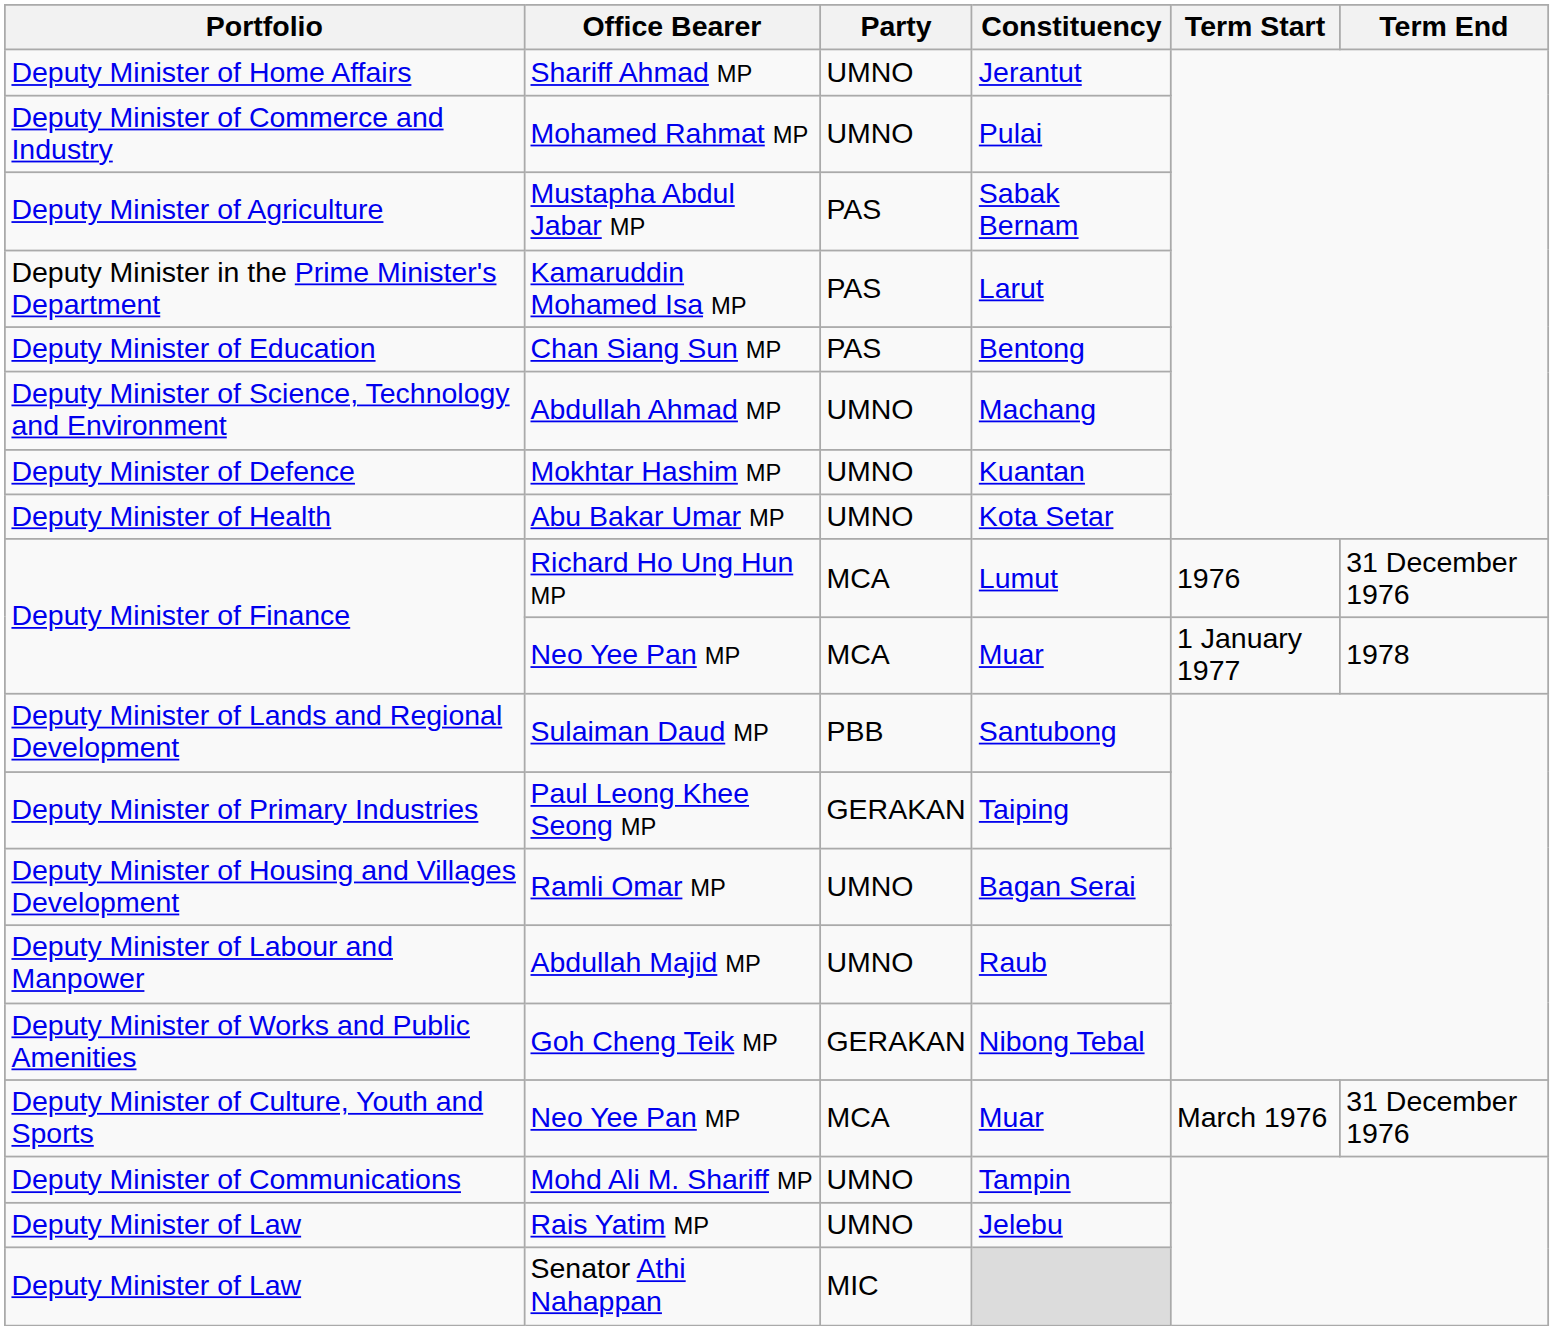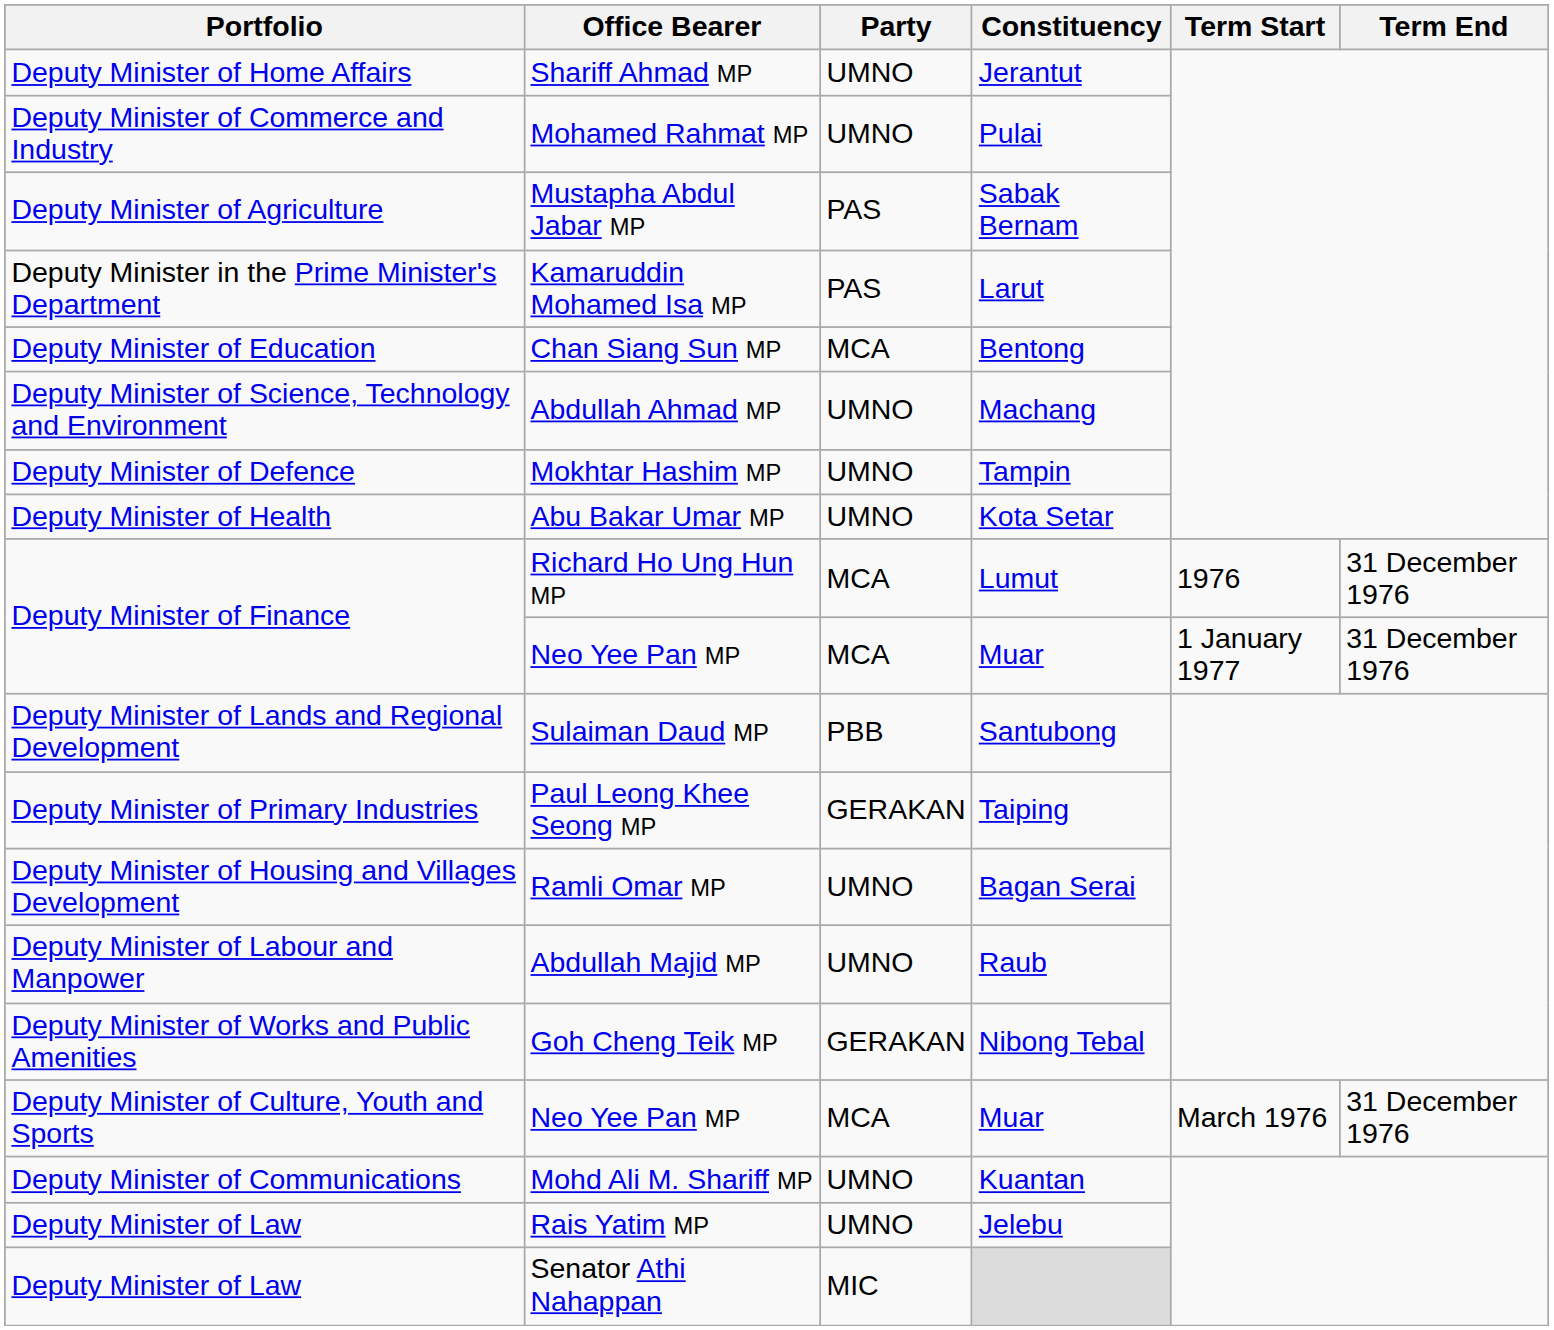(854, 349) PAS -> (858, 349) MCA
(1032, 471) Kuantan -> (1025, 471) Tampin
(1378, 654) 1978 -> (1432, 654) 31 December 1976
(1025, 1179) Tampin -> (1032, 1179) Kuantan
